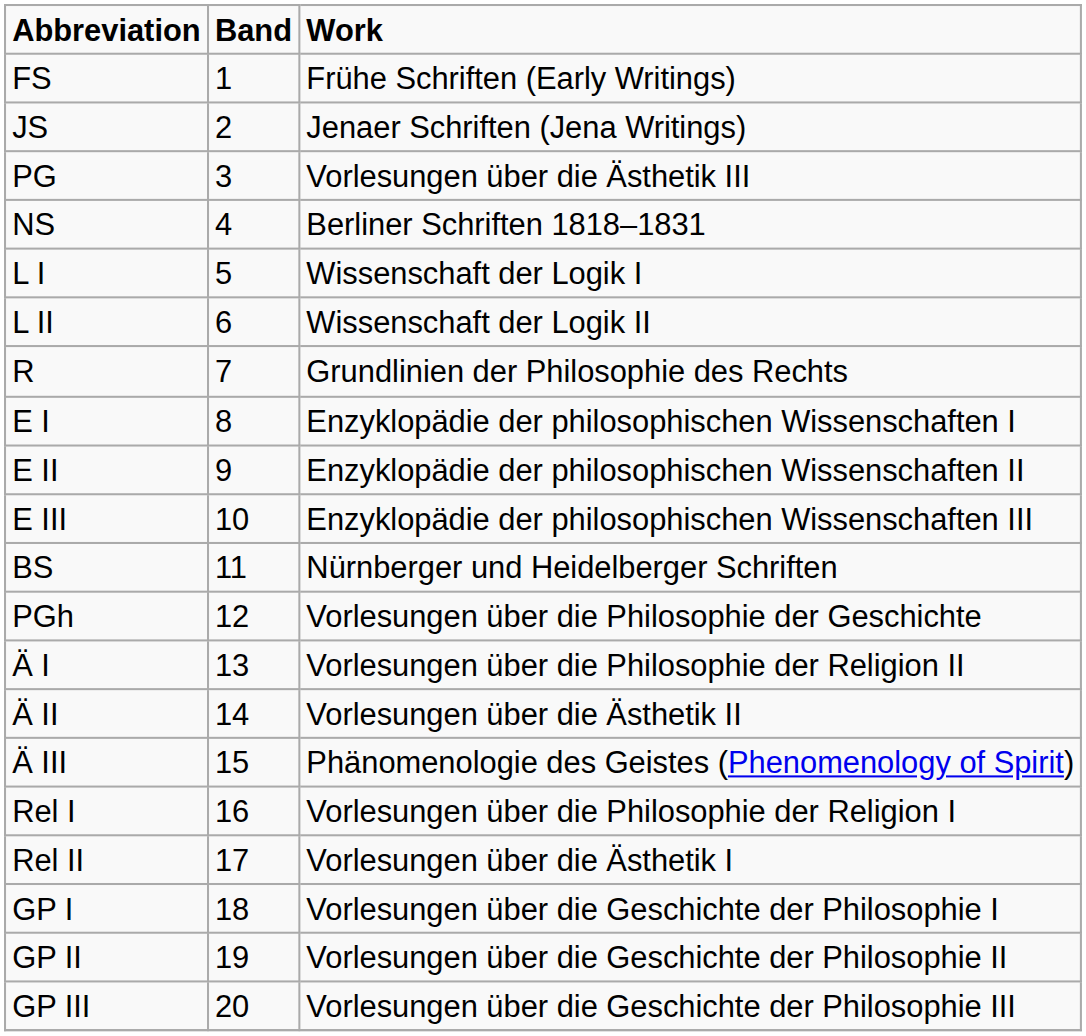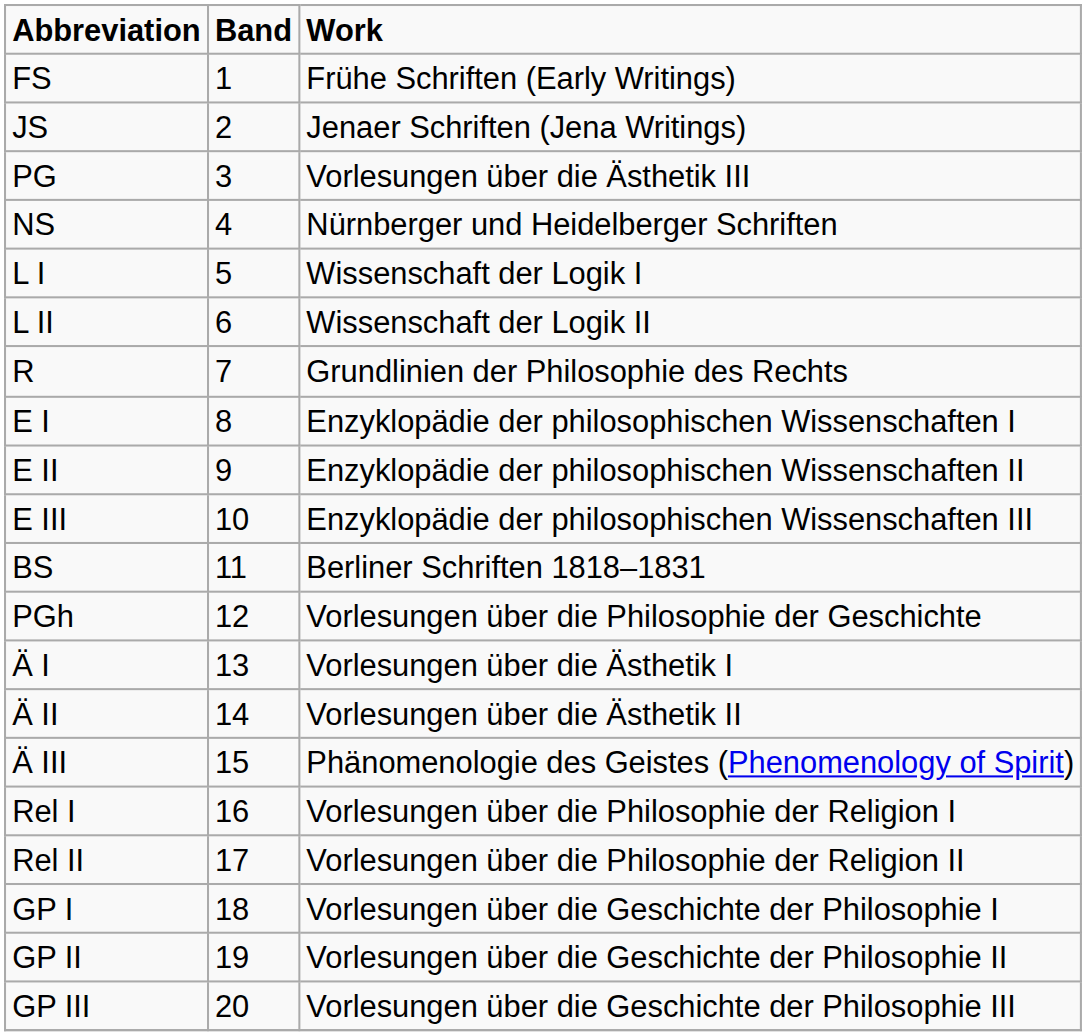(506, 225) Berliner Schriften 1818–1831 -> (572, 225) Nürnberger und Heidelberger Schriften
(572, 567) Nürnberger und Heidelberger Schriften -> (506, 567) Berliner Schriften 1818–1831
(635, 665) Vorlesungen über die Philosophie der Religion II -> (520, 665) Vorlesungen über die Ästhetik I
(520, 860) Vorlesungen über die Ästhetik I -> (635, 860) Vorlesungen über die Philosophie der Religion II
